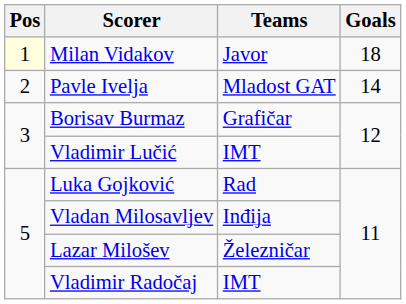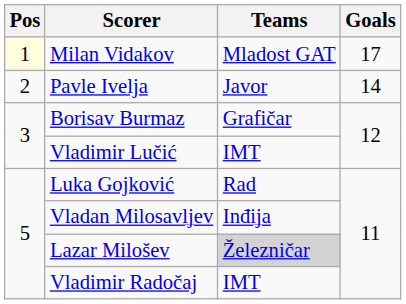(245, 53) Javor -> (279, 53) Mladost GAT
(370, 53) 18 -> (370, 53) 17
(279, 86) Mladost GAT -> (245, 86) Javor
(266, 250) no background -> (266, 250) lightgrey background
